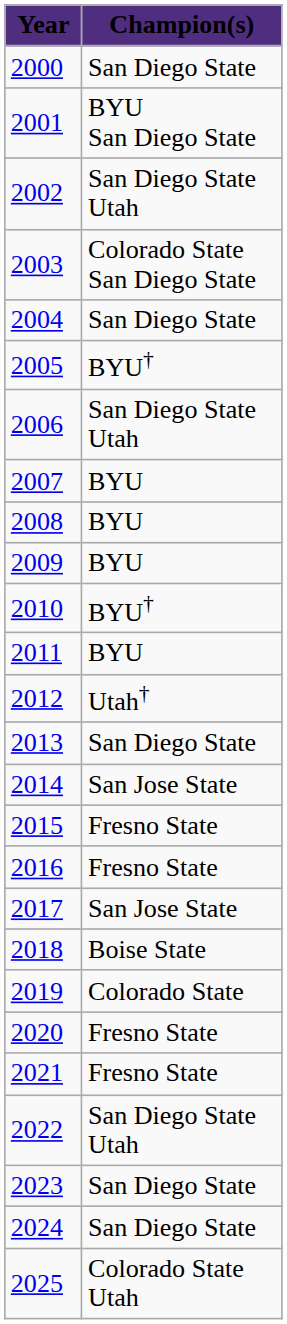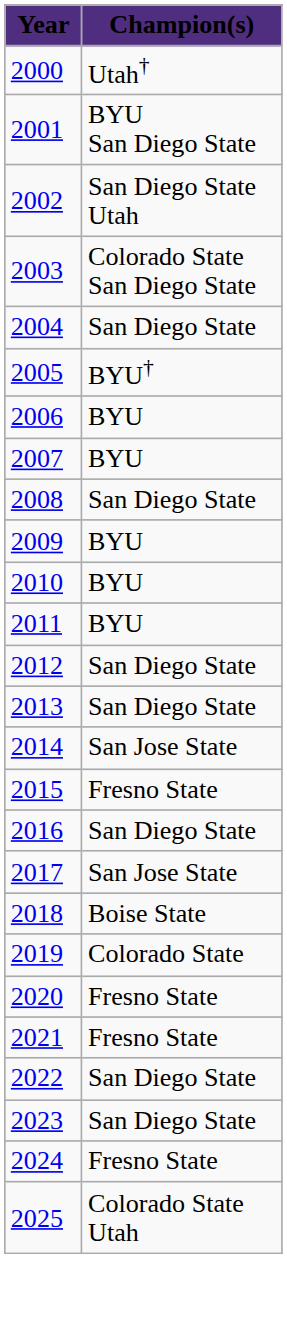(172, 66) San Diego State -> (119, 70) Utah†
(172, 424) San Diego State Utah -> (116, 416) BYU
(116, 521) BYU -> (172, 499) San Diego State
(121, 608) BYU† -> (116, 582) BYU
(119, 697) Utah† -> (172, 665) San Diego State
(153, 866) Fresno State -> (172, 830) San Diego State
(172, 1129) San Diego State Utah -> (172, 1078) San Diego State
(172, 1227) San Diego State -> (153, 1161) Fresno State
